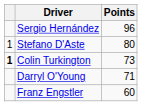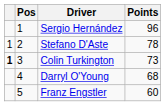+ column: (26, 13)
(129, 45) 80 -> (153, 45) 78
(129, 77) 71 -> (153, 77) 68
